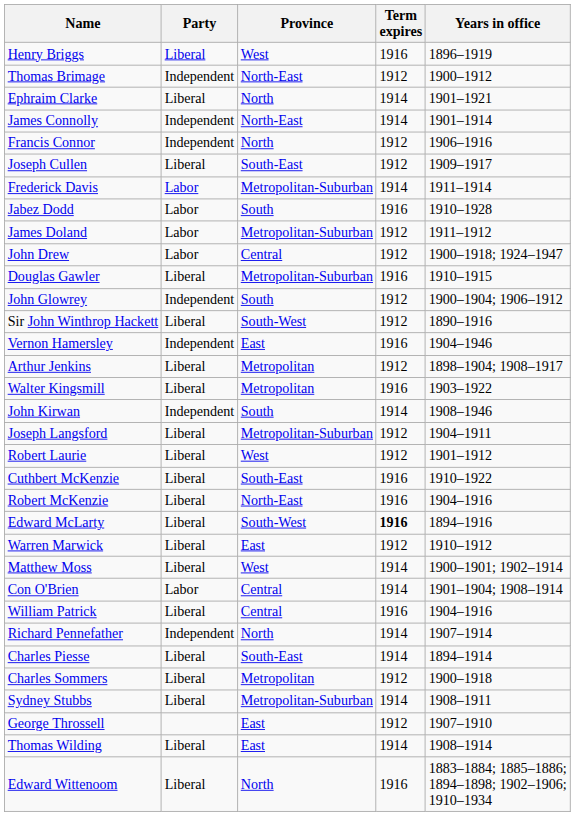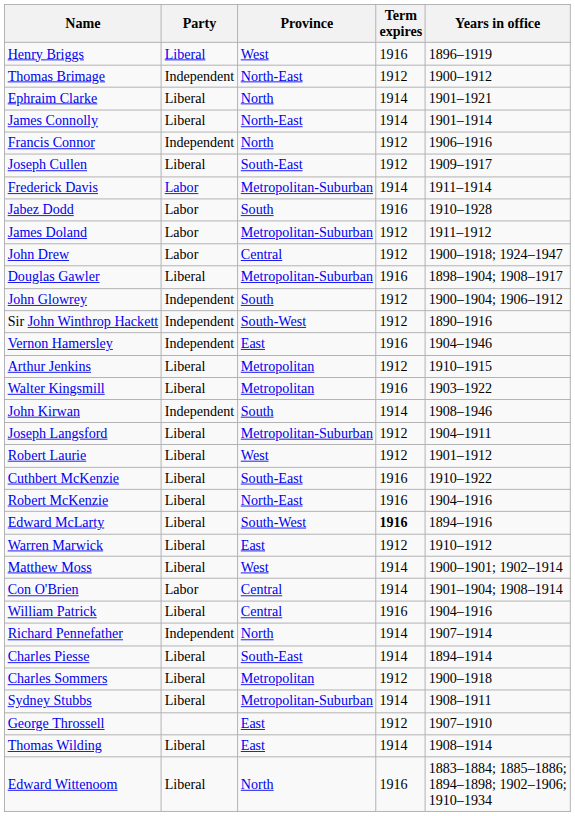(199, 120) Independent -> (185, 120) Liberal
(460, 277) 1910–1915 -> (496, 277) 1898–1904; 1908–1917
(185, 321) Liberal -> (199, 321) Independent
(496, 366) 1898–1904; 1908–1917 -> (460, 366) 1910–1915
